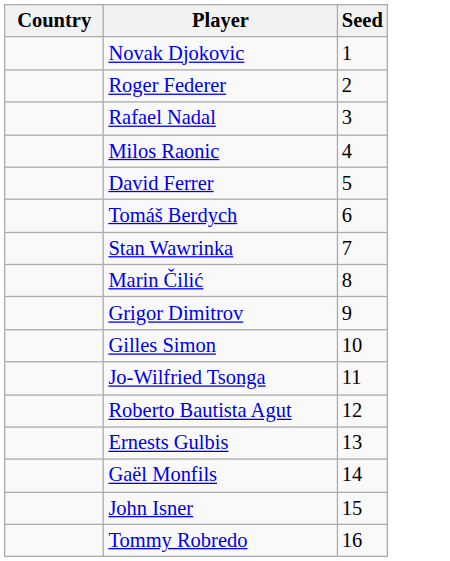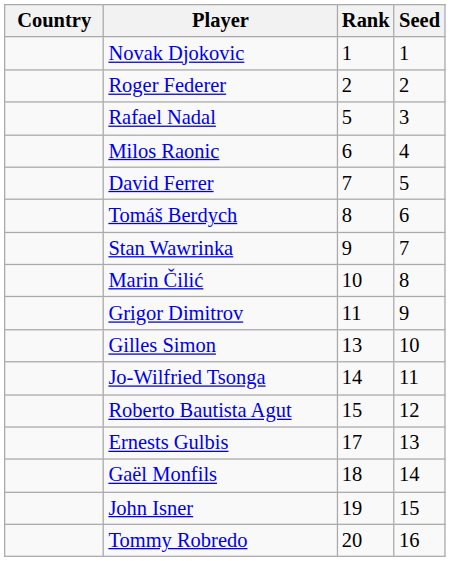+ column: (366, 20)
